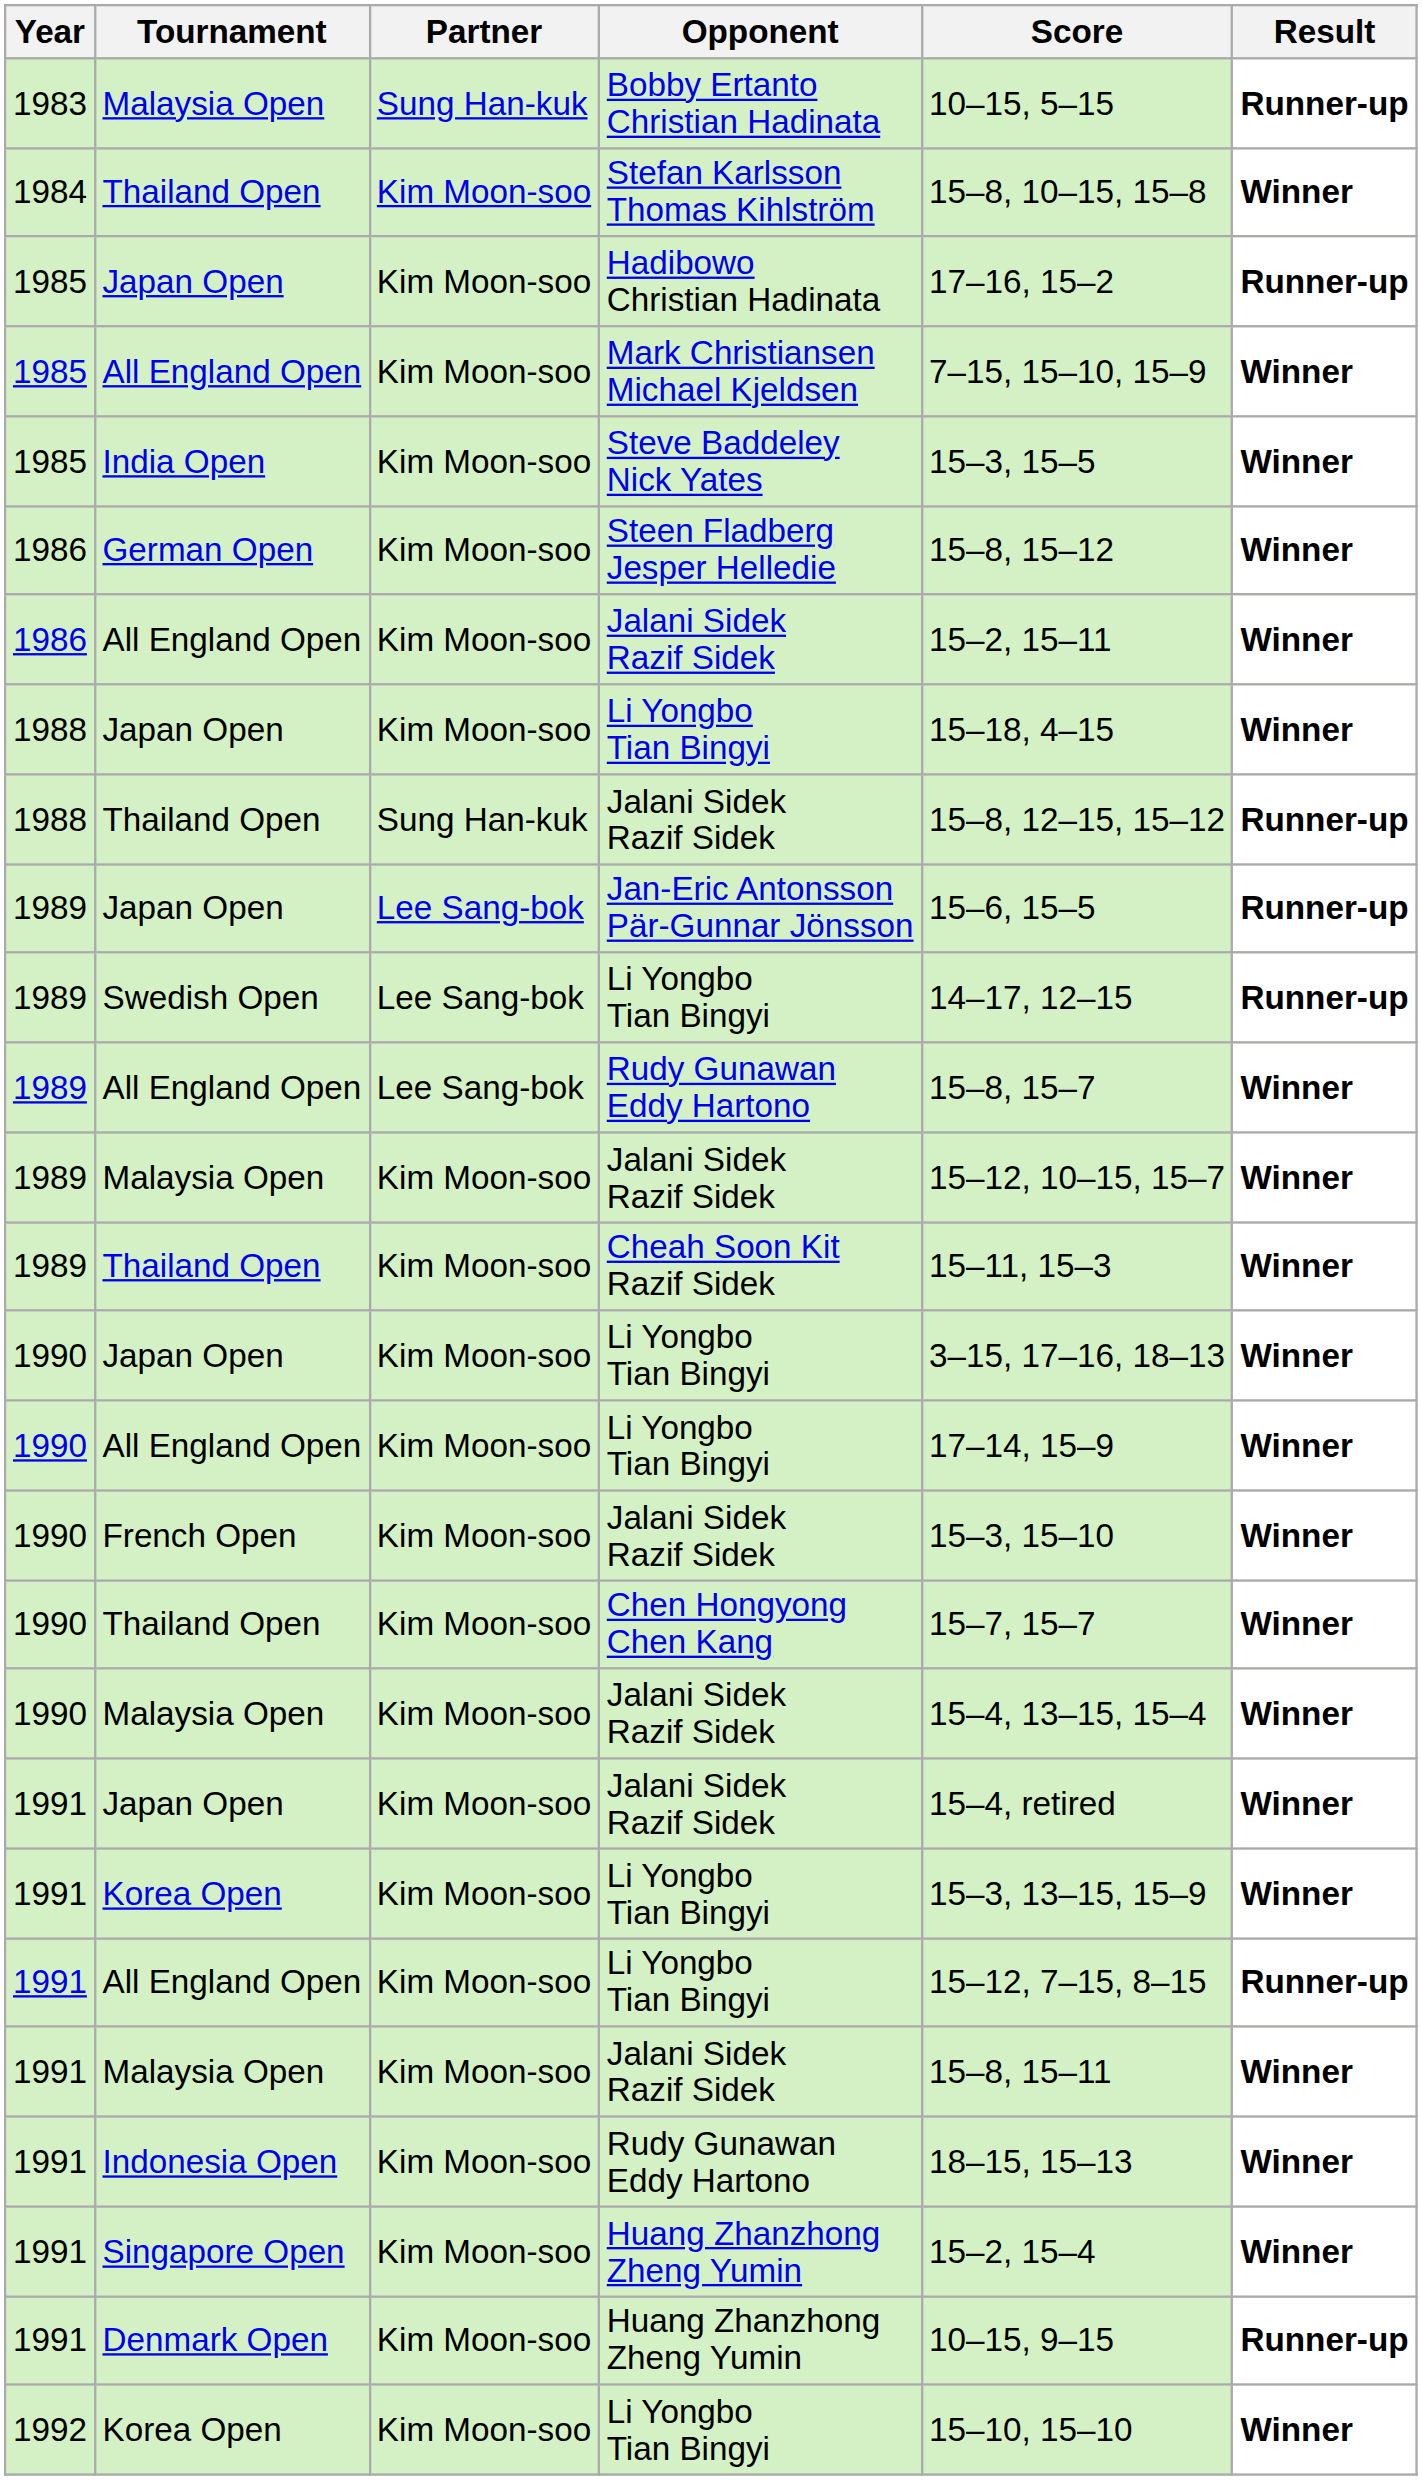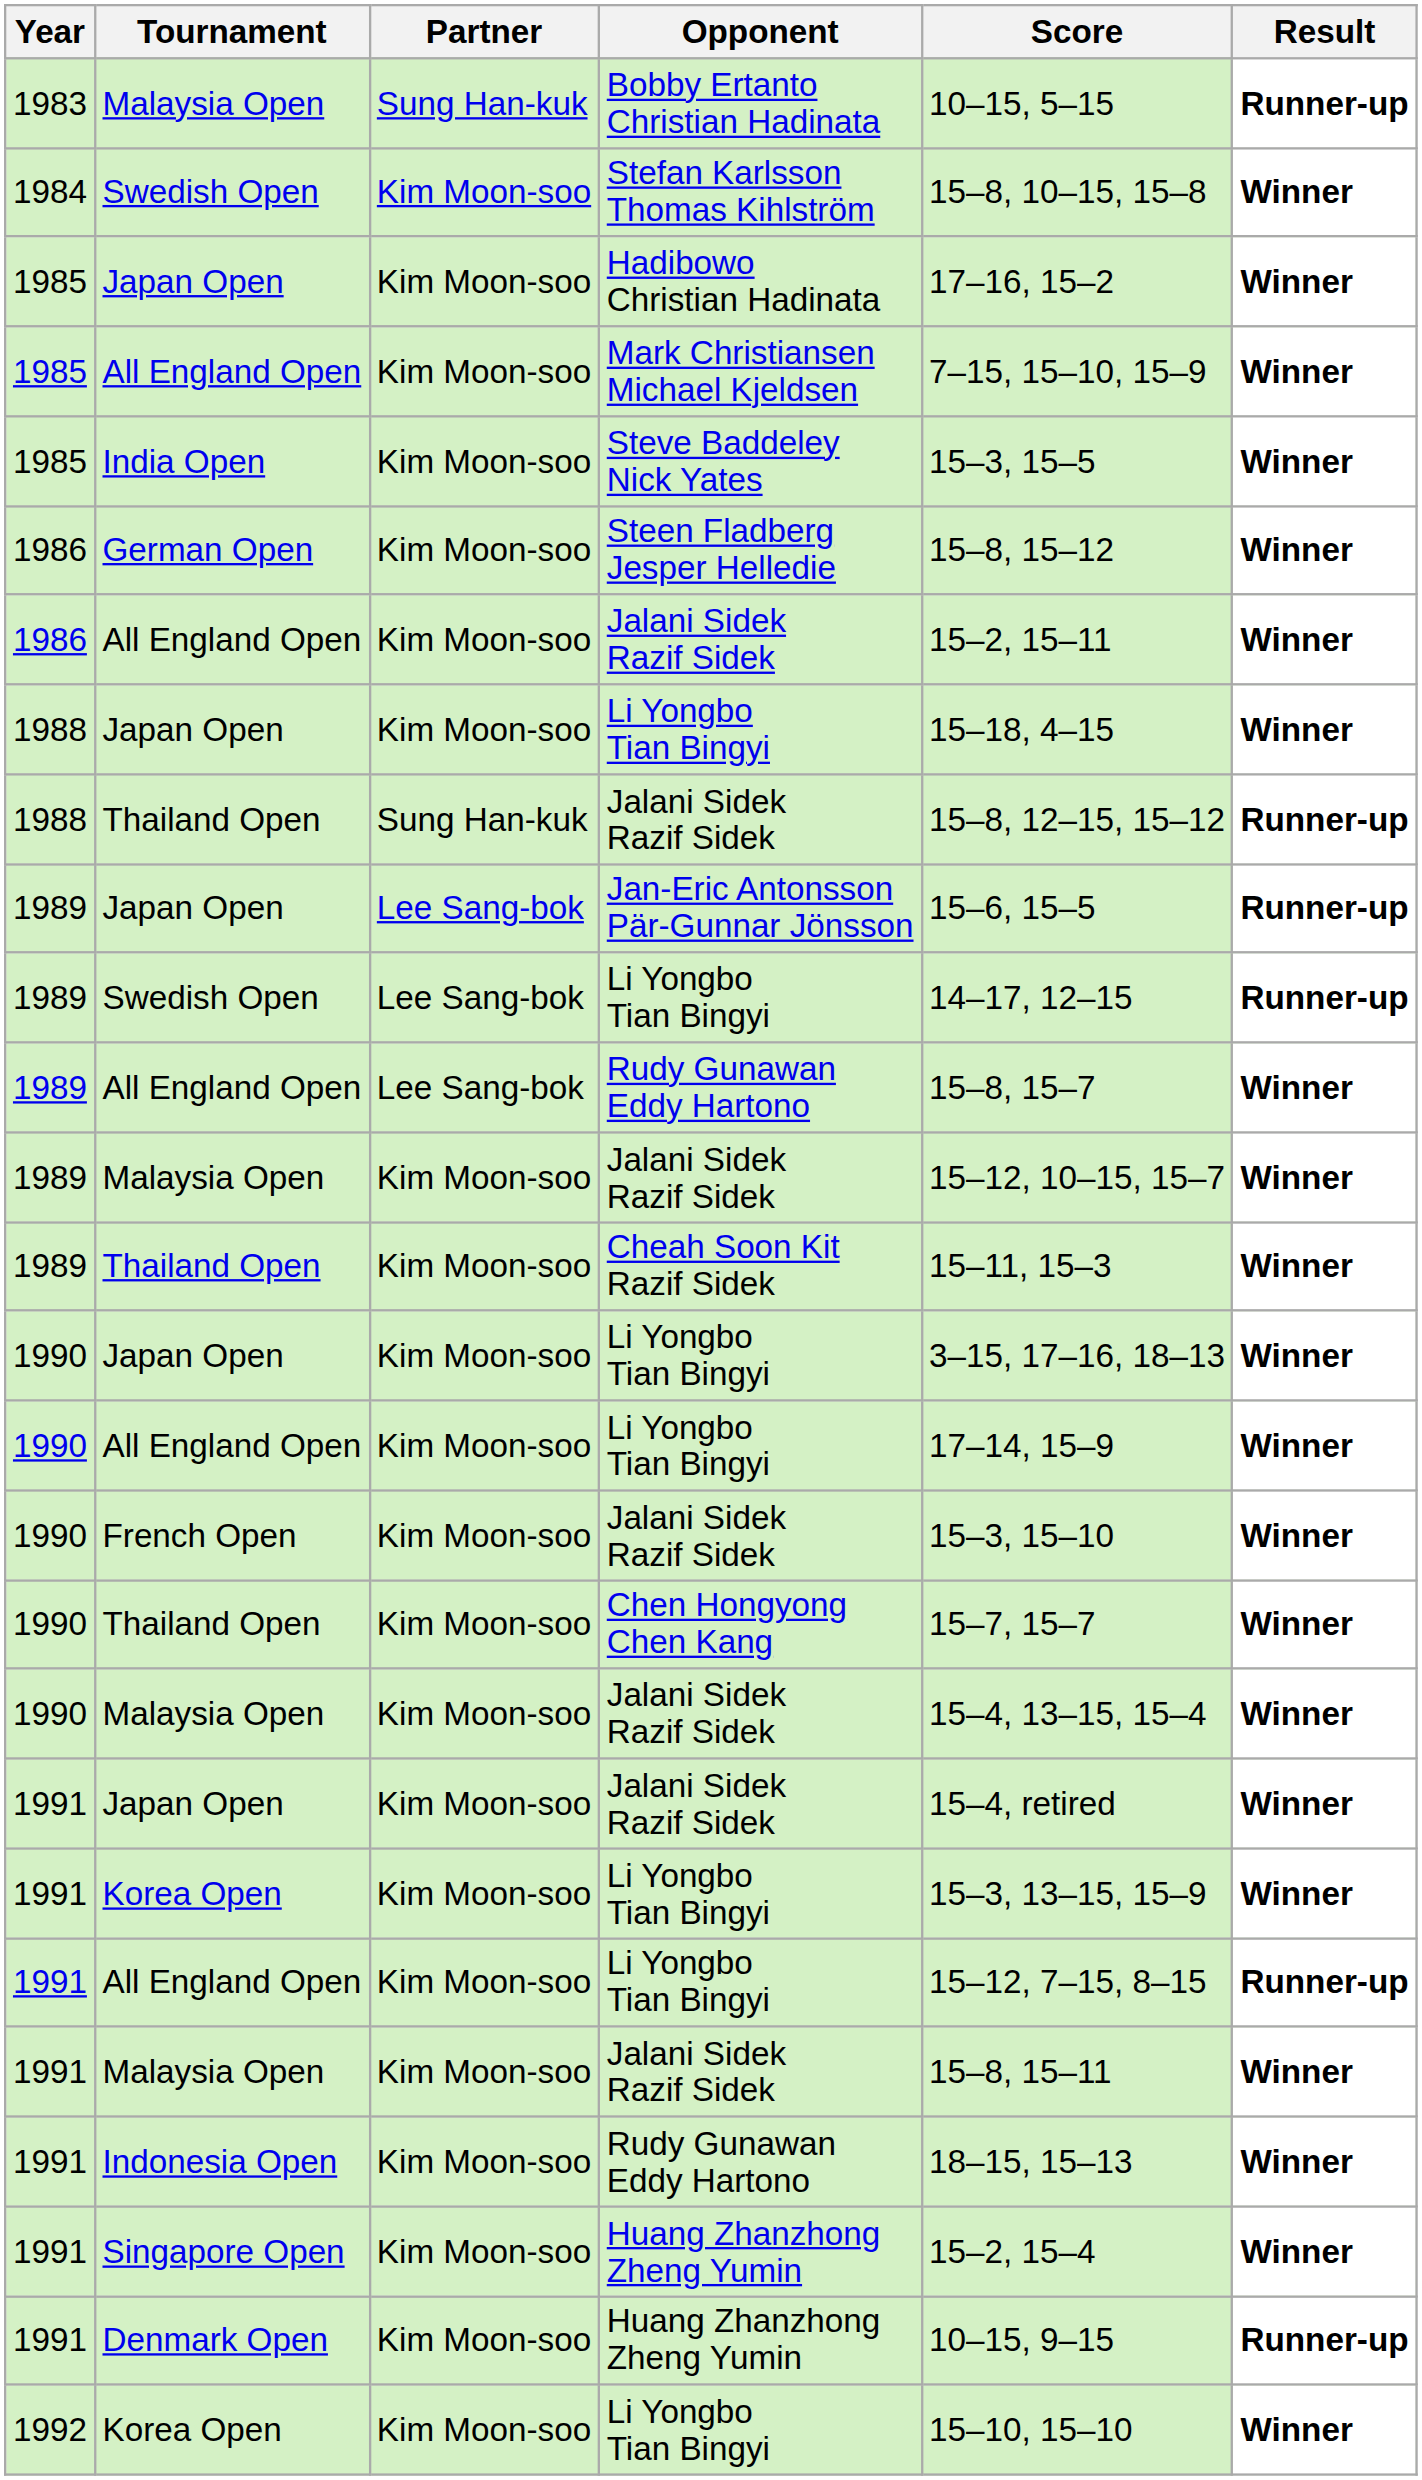(212, 192) Thailand Open -> (211, 192) Swedish Open
(1325, 282) Runner-up -> (1297, 282) Winner
